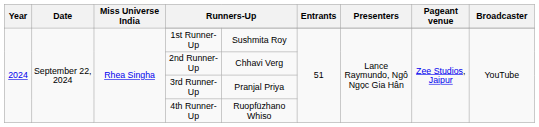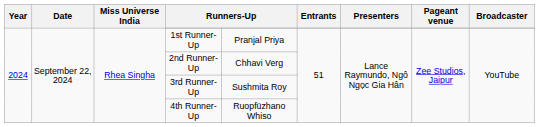(259, 40) Sushmita Roy -> (259, 40) Pranjal Priya
(259, 87) Pranjal Priya -> (259, 87) Sushmita Roy
